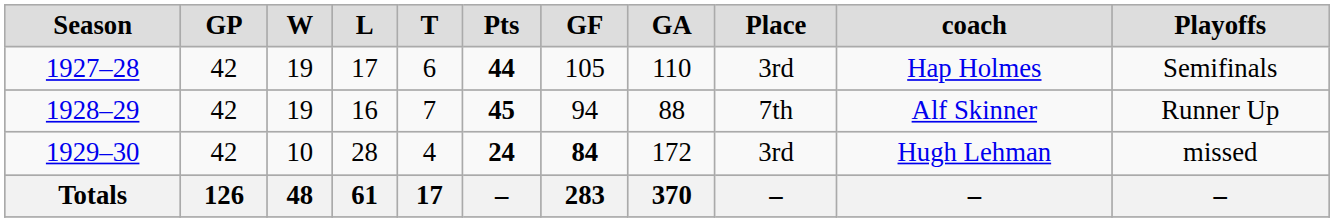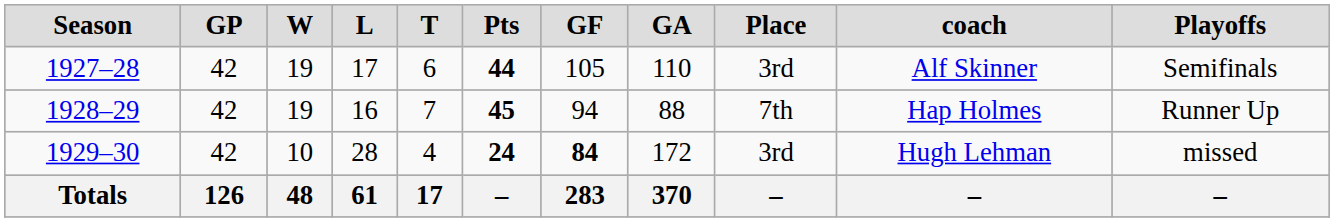(974, 68) Hap Holmes -> (974, 68) Alf Skinner
(974, 110) Alf Skinner -> (974, 110) Hap Holmes
